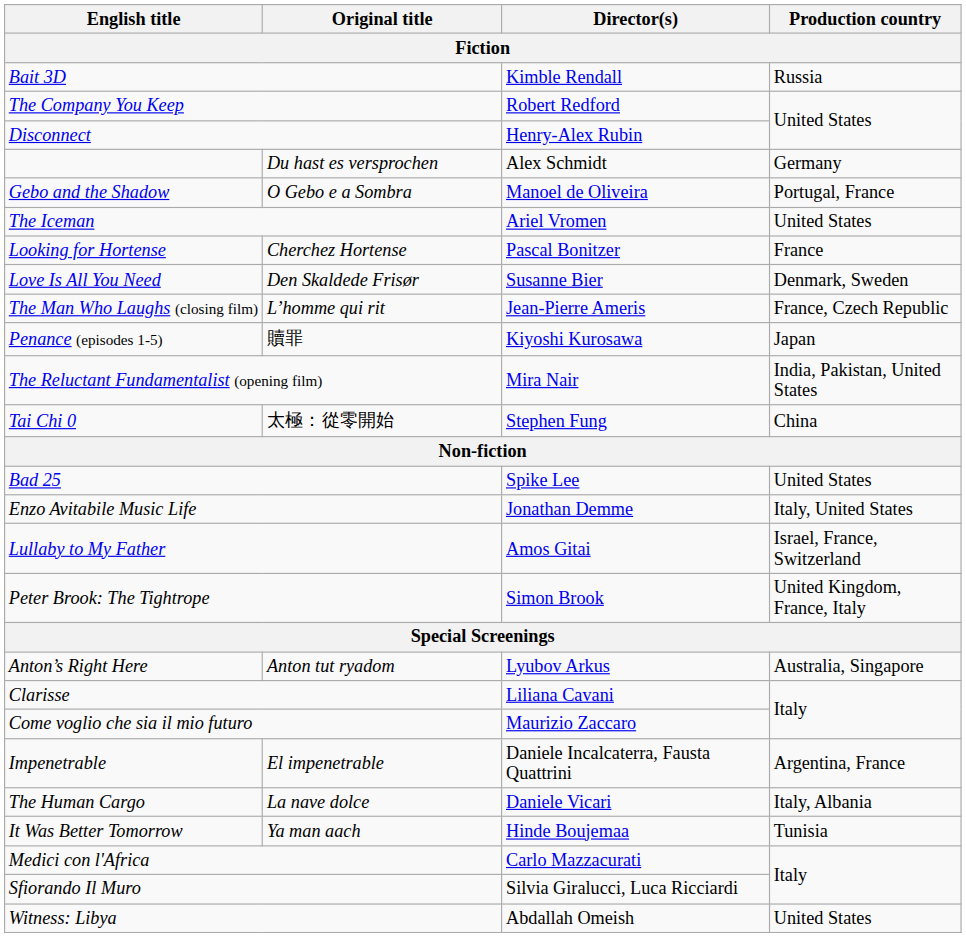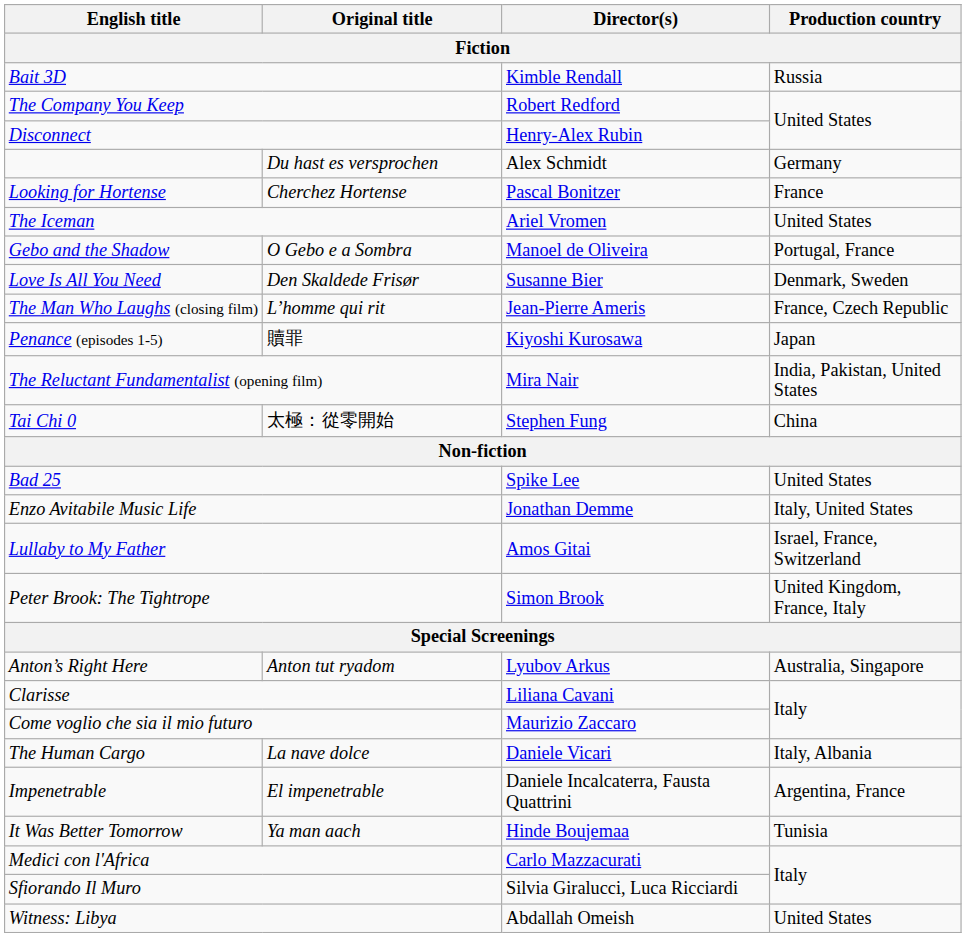rows swapped: (89, 192) <-> (87, 250)
rows swapped: (77, 802) <-> (57, 762)
